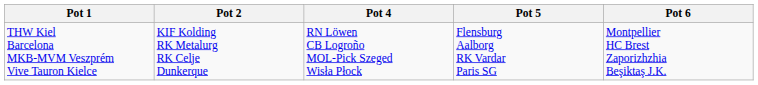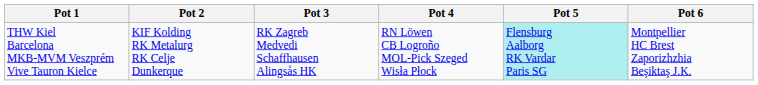+ column: (316, 13)
(481, 51) no background -> (531, 51) paleturquoise background
